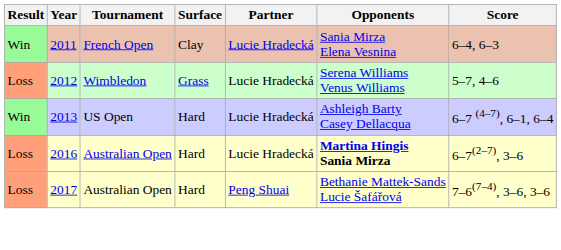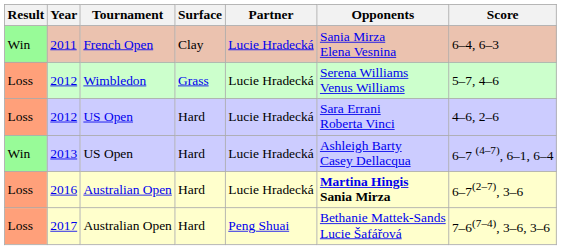+ row: (64, 116)
